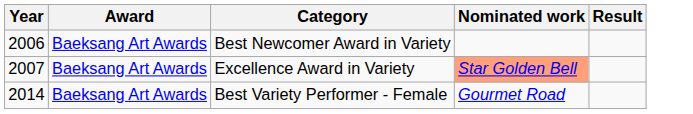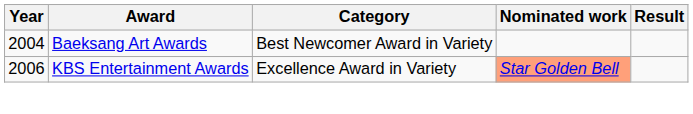(26, 43) 2006 -> (26, 43) 2004
(26, 69) 2007 -> (26, 69) 2006
(130, 69) Baeksang Art Awards -> (150, 69) KBS Entertainment Awards
- row: (331, 95)
